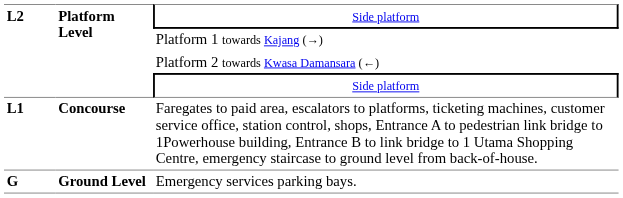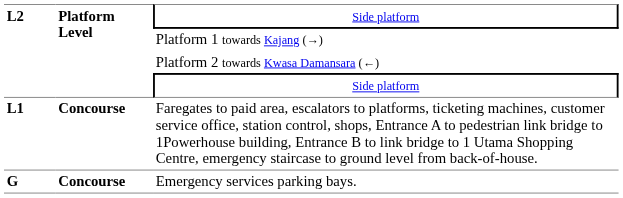(102, 181) Ground Level -> (92, 181) Concourse
